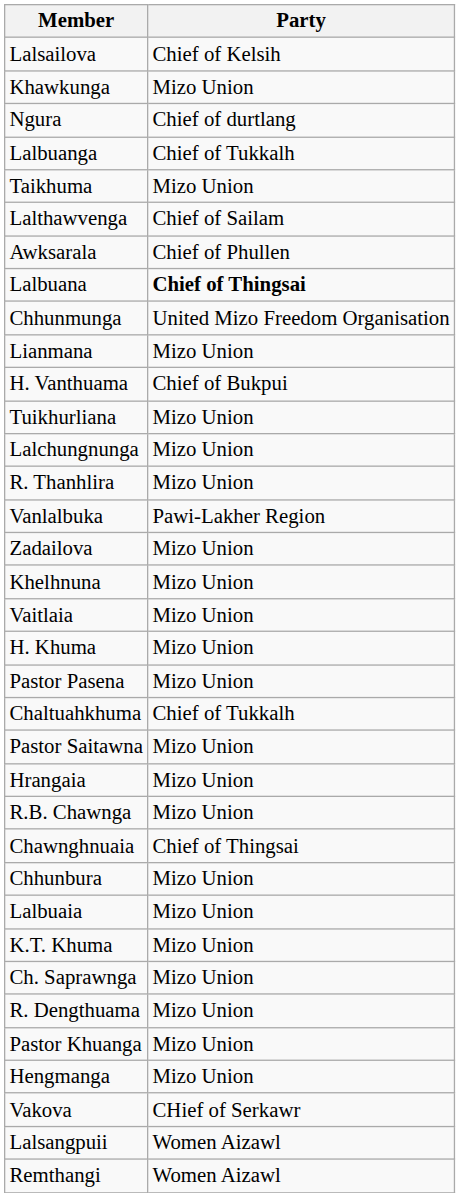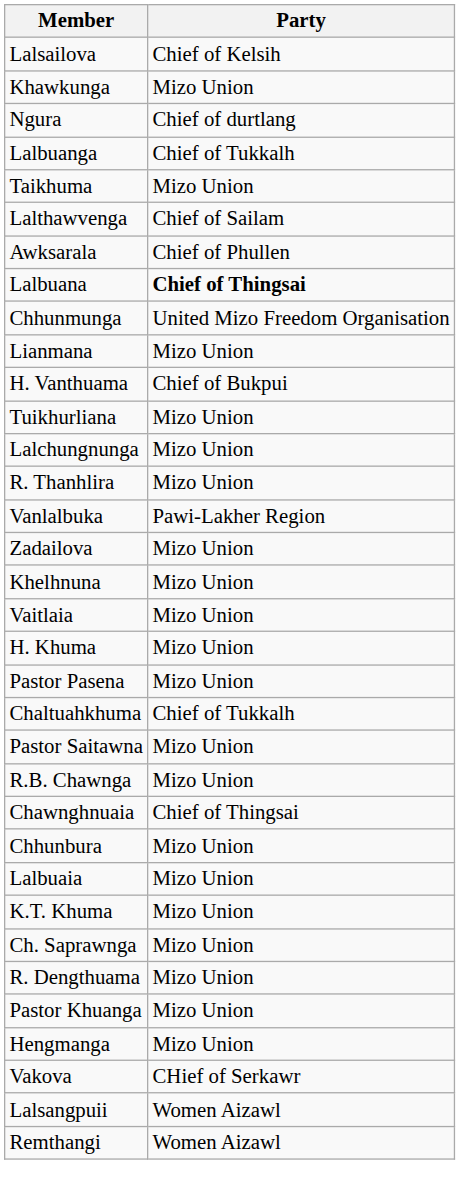- row: (48, 779)
